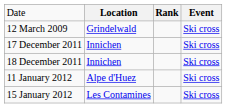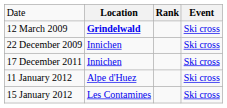(111, 29) normal -> (114, 29) bold
+ row: (44, 45)
- row: (44, 62)
